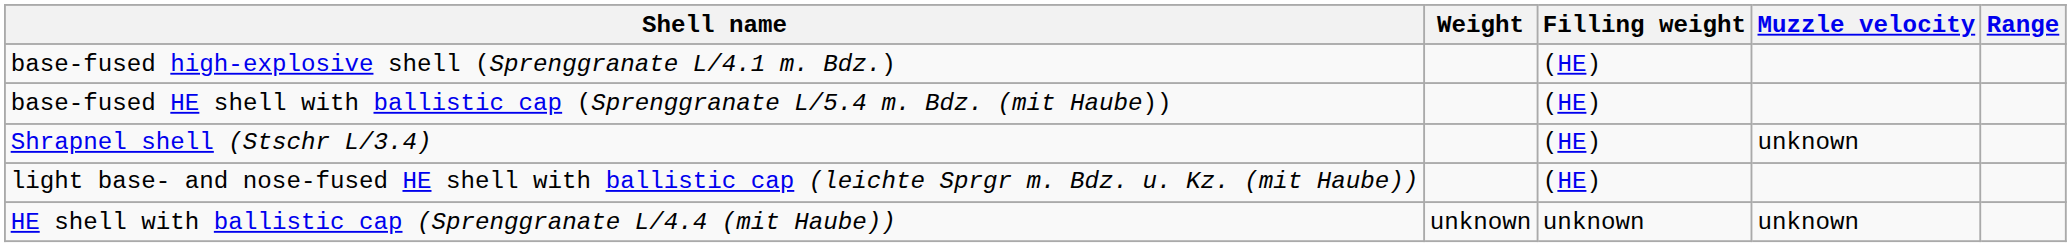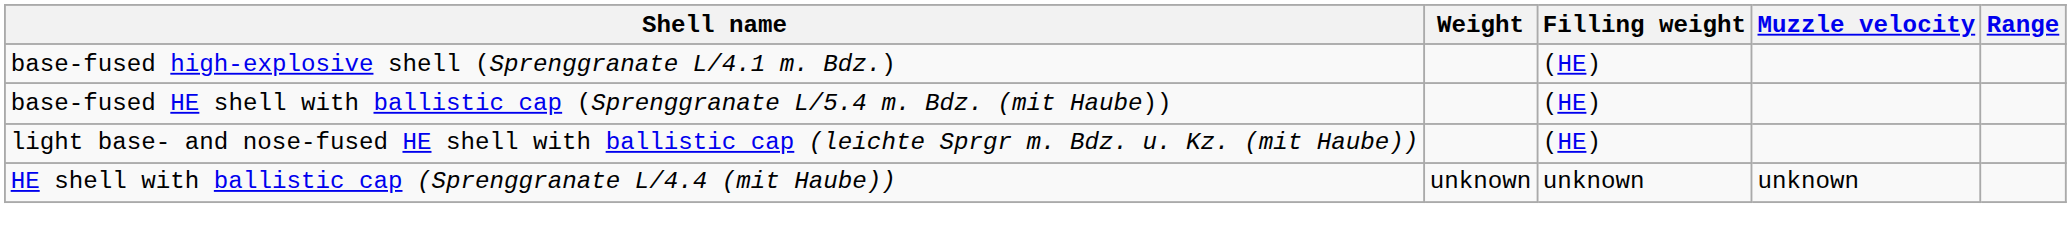- row: (221, 143)
